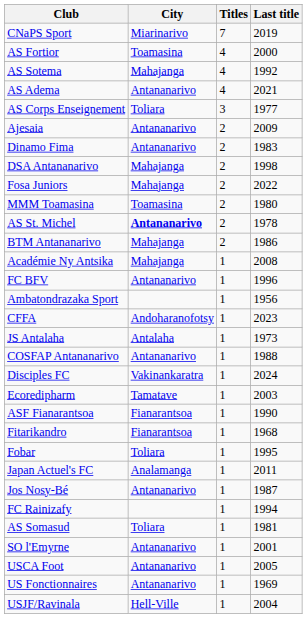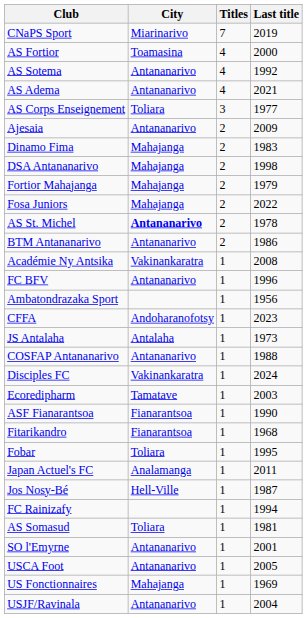(157, 71) Mahajanga -> (163, 71) Antananarivo
(163, 147) Antananarivo -> (157, 147) Mahajanga
+ row: (52, 185)
- row: (50, 204)
(157, 242) Mahajanga -> (163, 242) Antananarivo
(157, 261) Mahajanga -> (167, 261) Vakinankaratra
(163, 489) Antananarivo -> (155, 489) Hell-Ville
(163, 584) Antananarivo -> (157, 584) Mahajanga
(155, 603) Hell-Ville -> (163, 603) Antananarivo
